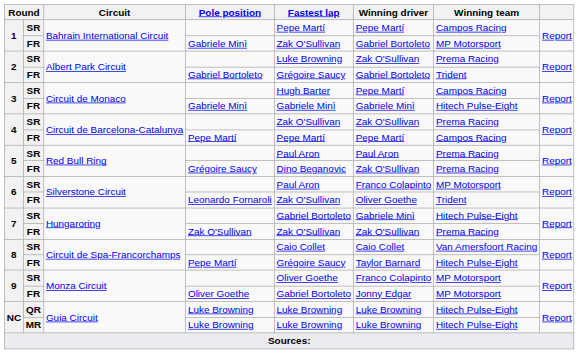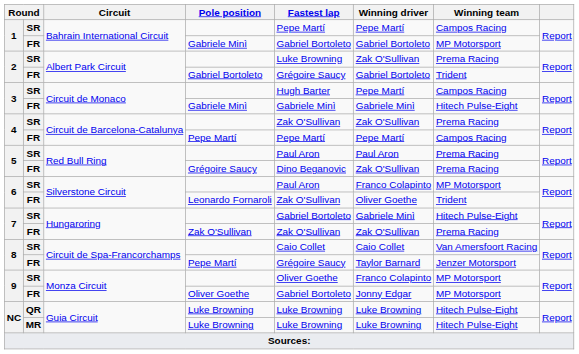(308, 43) Zak O'Sullivan -> (314, 43) Gabriel Bortoleto
(477, 262) Hitech Pulse-Eight -> (476, 262) Jenzer Motorsport
